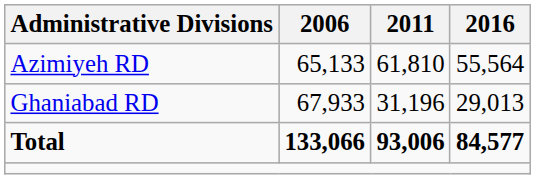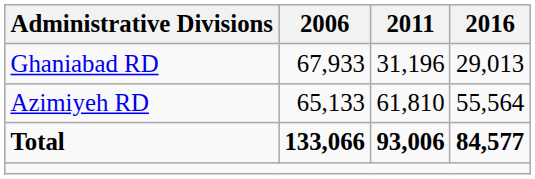rows swapped: (80, 63) <-> (85, 102)
